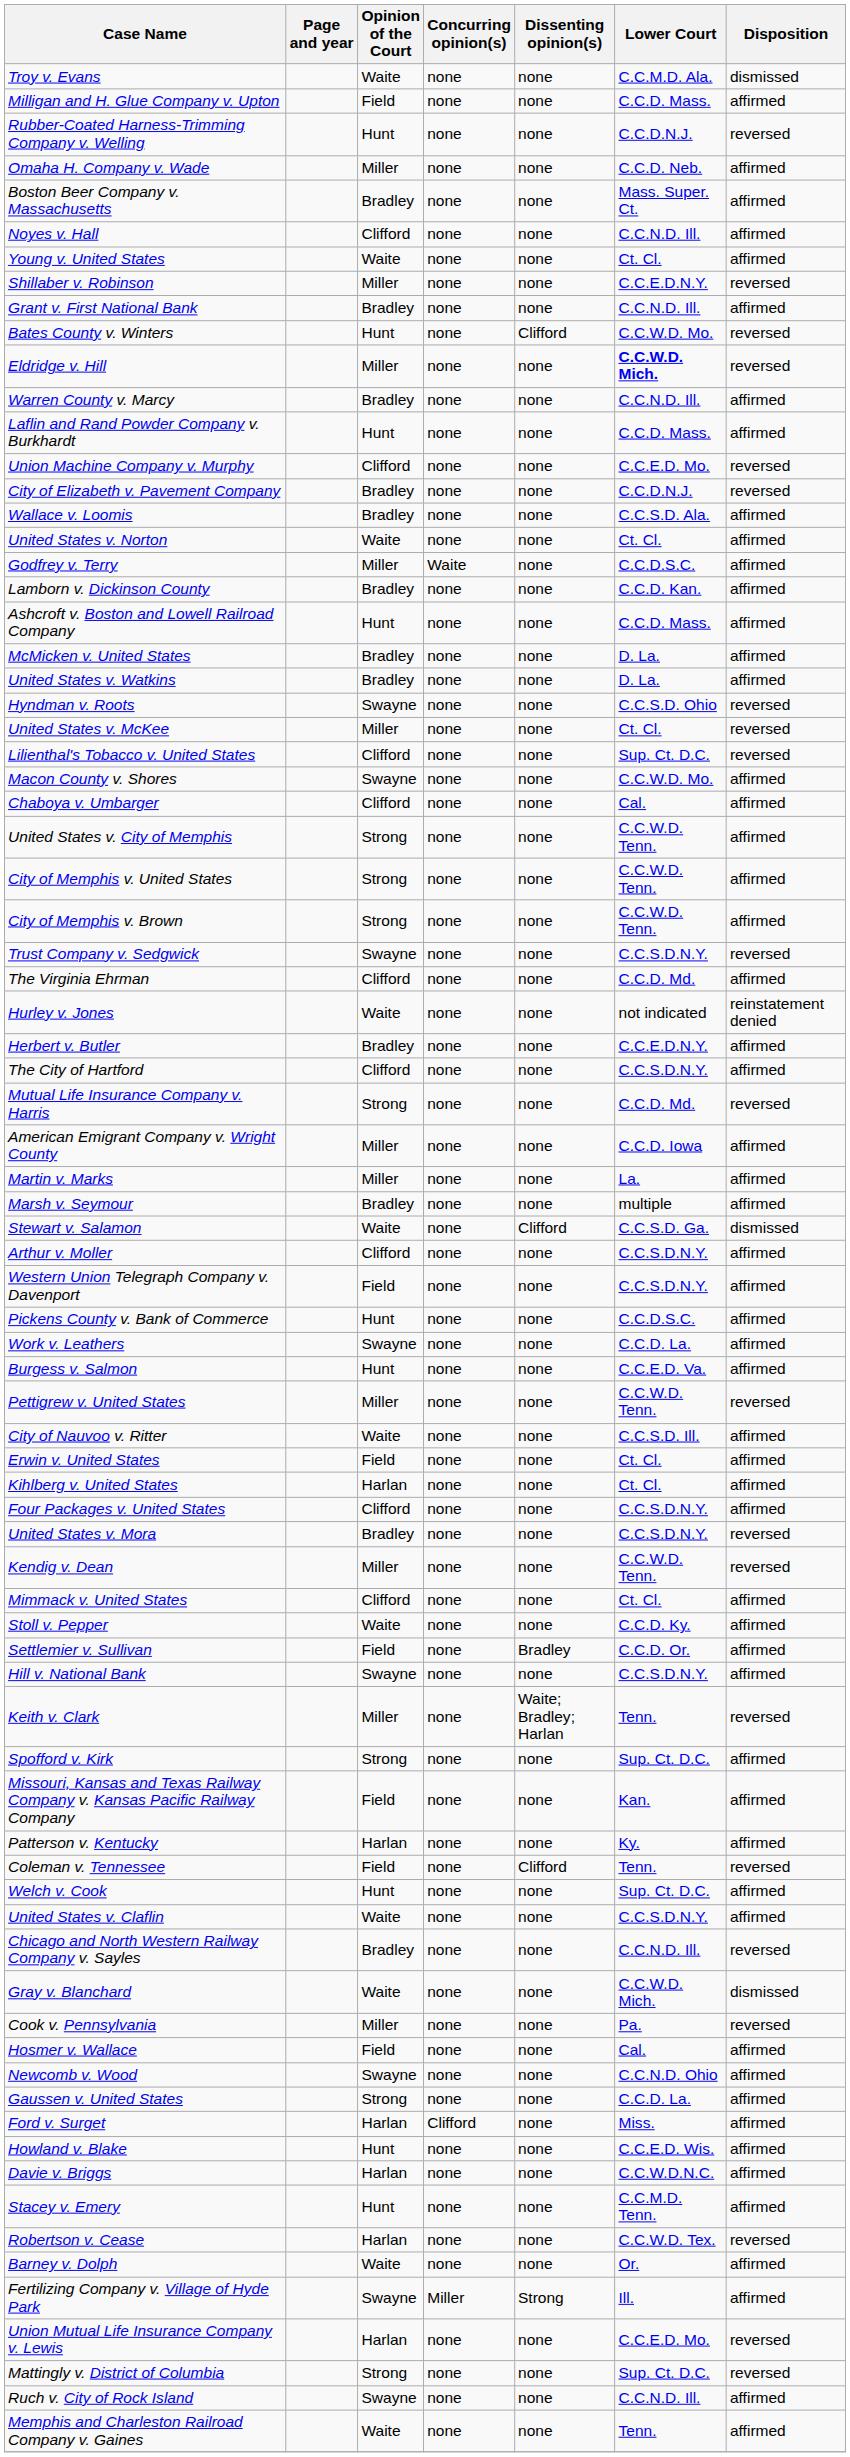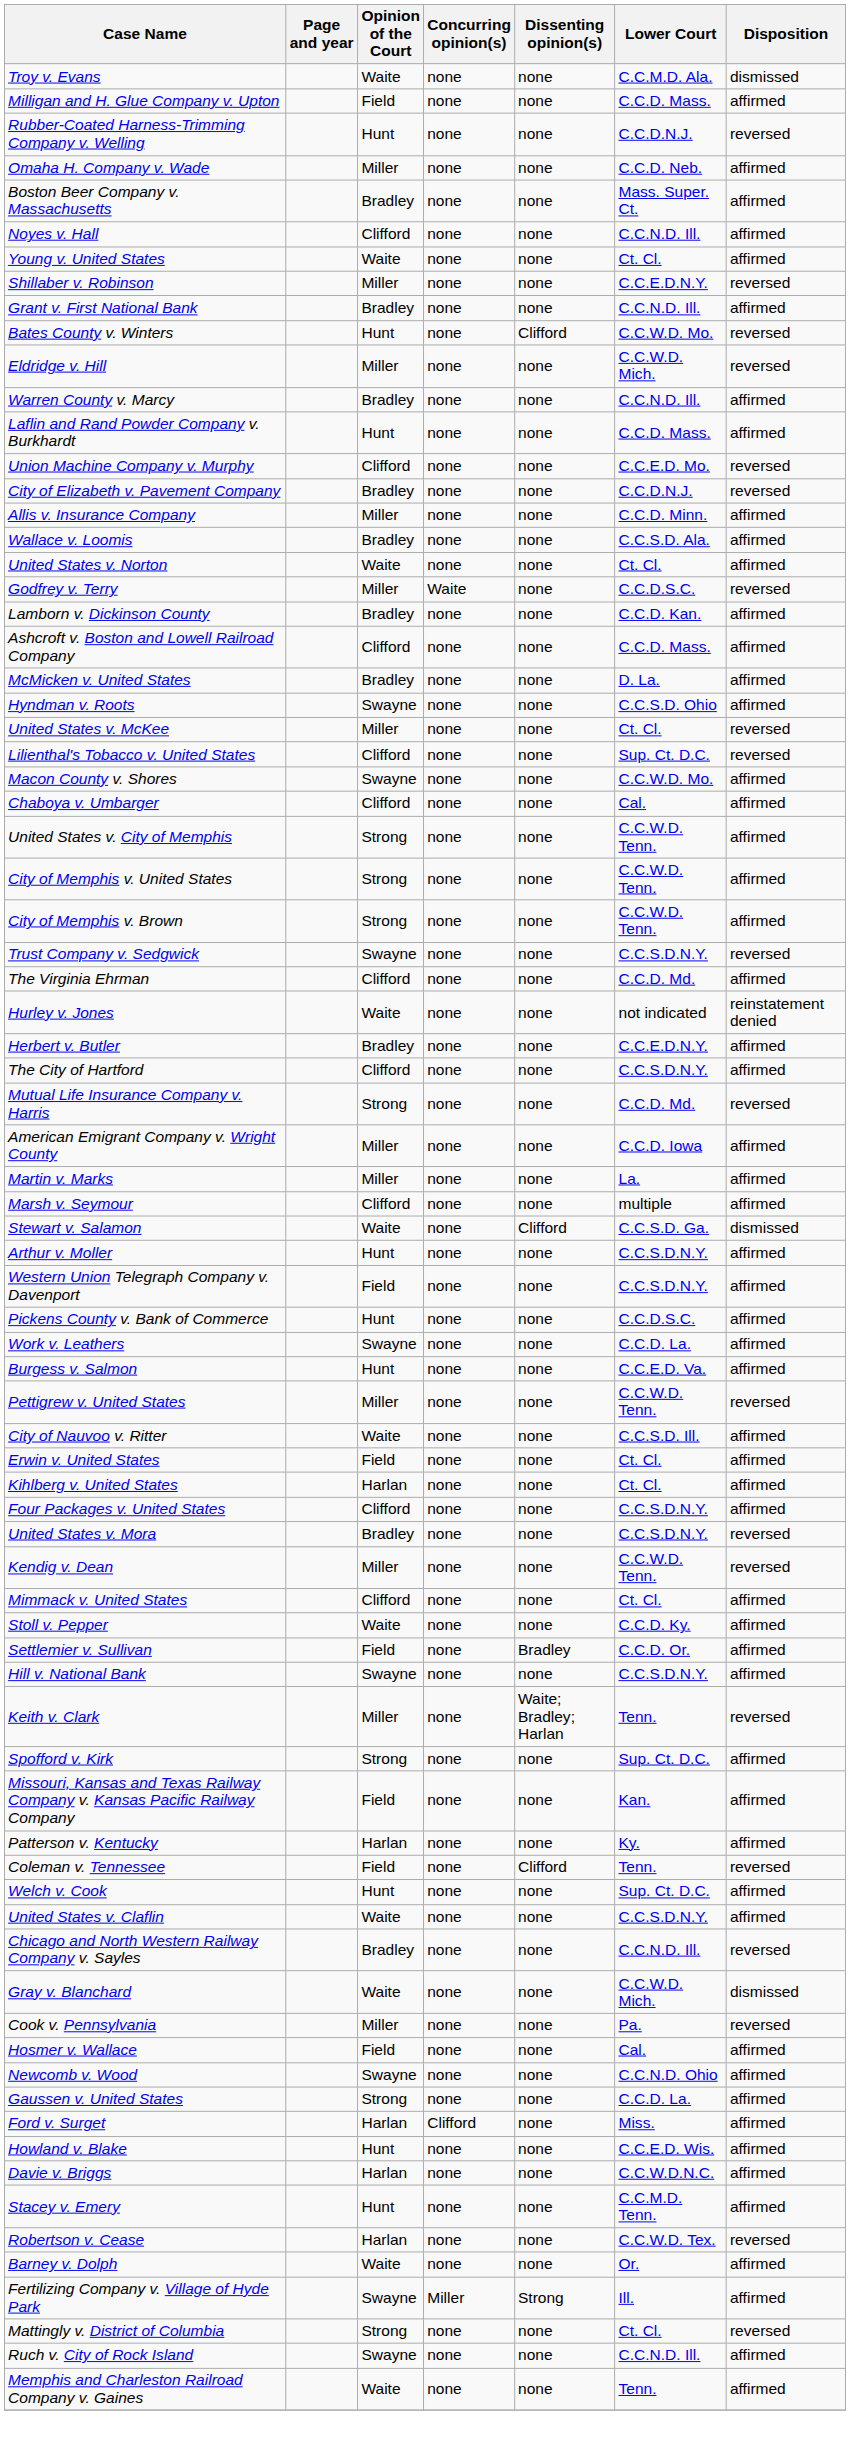(651, 366) bold -> (651, 366) normal
+ row: (102, 515)
(758, 564) affirmed -> (760, 589) reversed
(378, 622) Hunt -> (386, 647) Clifford
- row: (92, 680)
(760, 705) reversed -> (758, 705) affirmed
(388, 1203) Bradley -> (386, 1203) Clifford
(386, 1252) Clifford -> (378, 1252) Hunt
- row: (140, 2339)
(664, 2373) Sup. Ct. D.C. -> (640, 2331) Ct. Cl.
